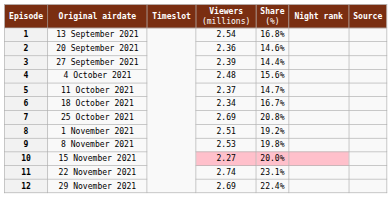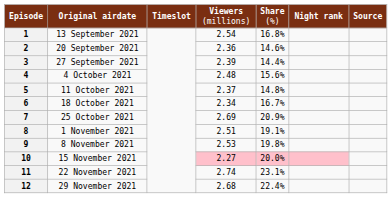(272, 90) 14.7% -> (272, 90) 14.8%
(272, 117) 20.8% -> (272, 117) 20.9%
(272, 131) 19.2% -> (272, 131) 19.1%
(226, 186) 2.69 -> (226, 186) 2.68
